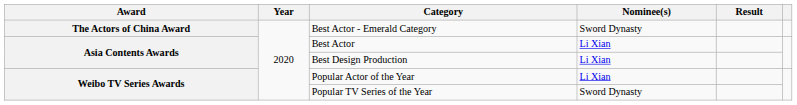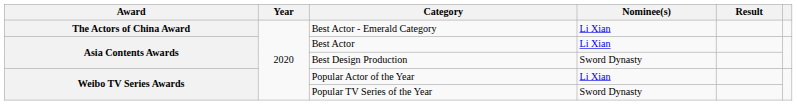(611, 28) Sword Dynasty -> (595, 28) Li Xian
(595, 60) Li Xian -> (611, 60) Sword Dynasty
